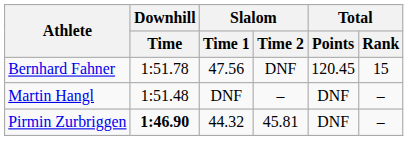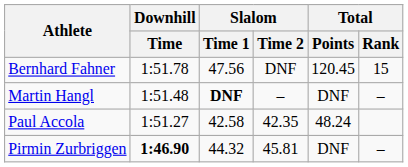(226, 96) normal -> (226, 96) bold
+ row: (46, 122)
